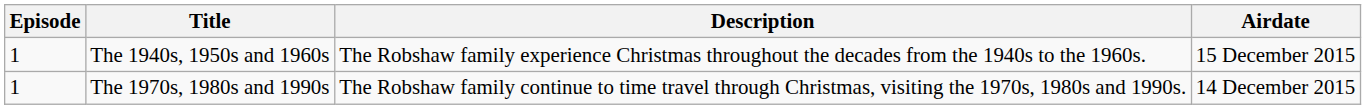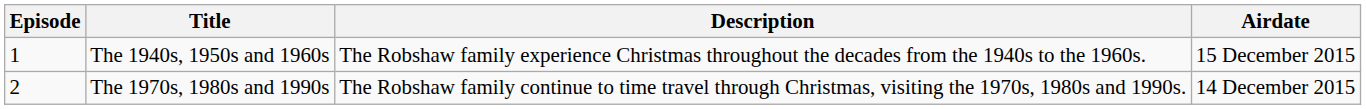(15, 87) 1 -> (15, 87) 2
